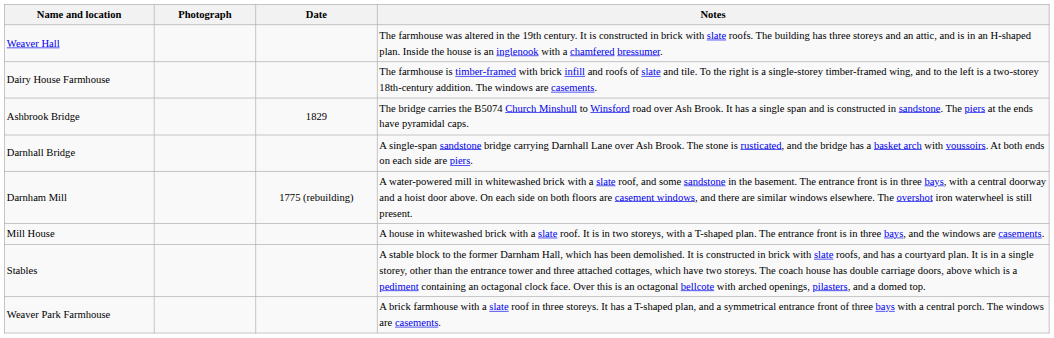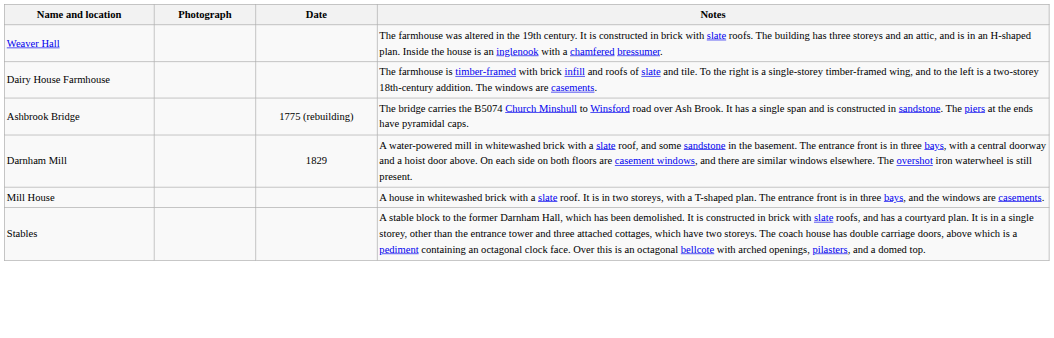(316, 116) 1829 -> (316, 116) 1775 (rebuilding)
- row: (41, 153)
(316, 197) 1775 (rebuilding) -> (316, 161) 1829
- row: (59, 315)
